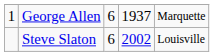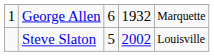(136, 16) 1937 -> (136, 16) 1932
(111, 39) 6 -> (111, 39) 5
